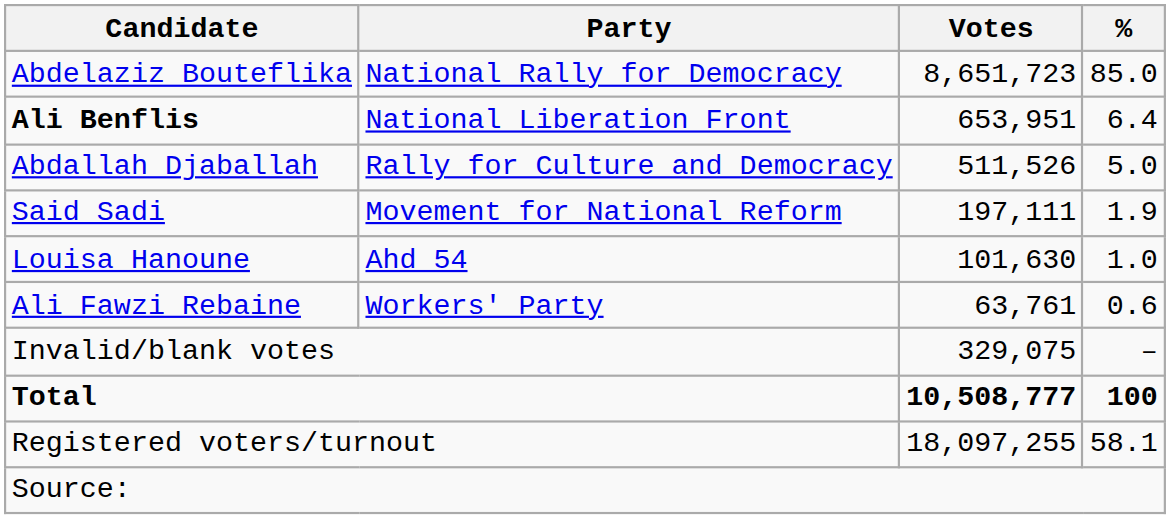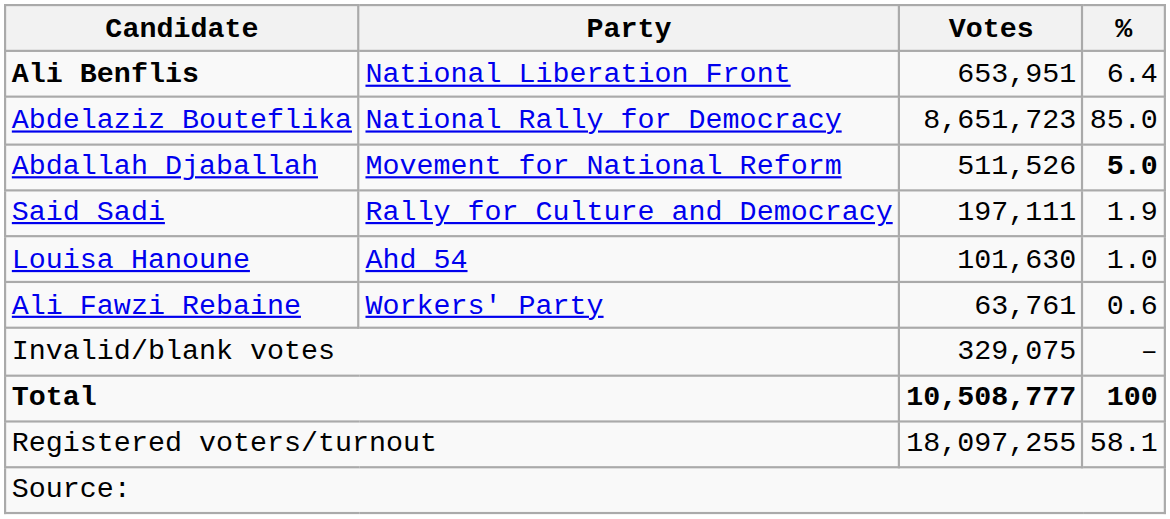rows swapped: (182, 74) <-> (105, 121)
(629, 167) Rally for Culture and Democracy -> (604, 167) Movement for National Reform
(1132, 167) normal -> (1132, 167) bold
(604, 213) Movement for National Reform -> (629, 213) Rally for Culture and Democracy
